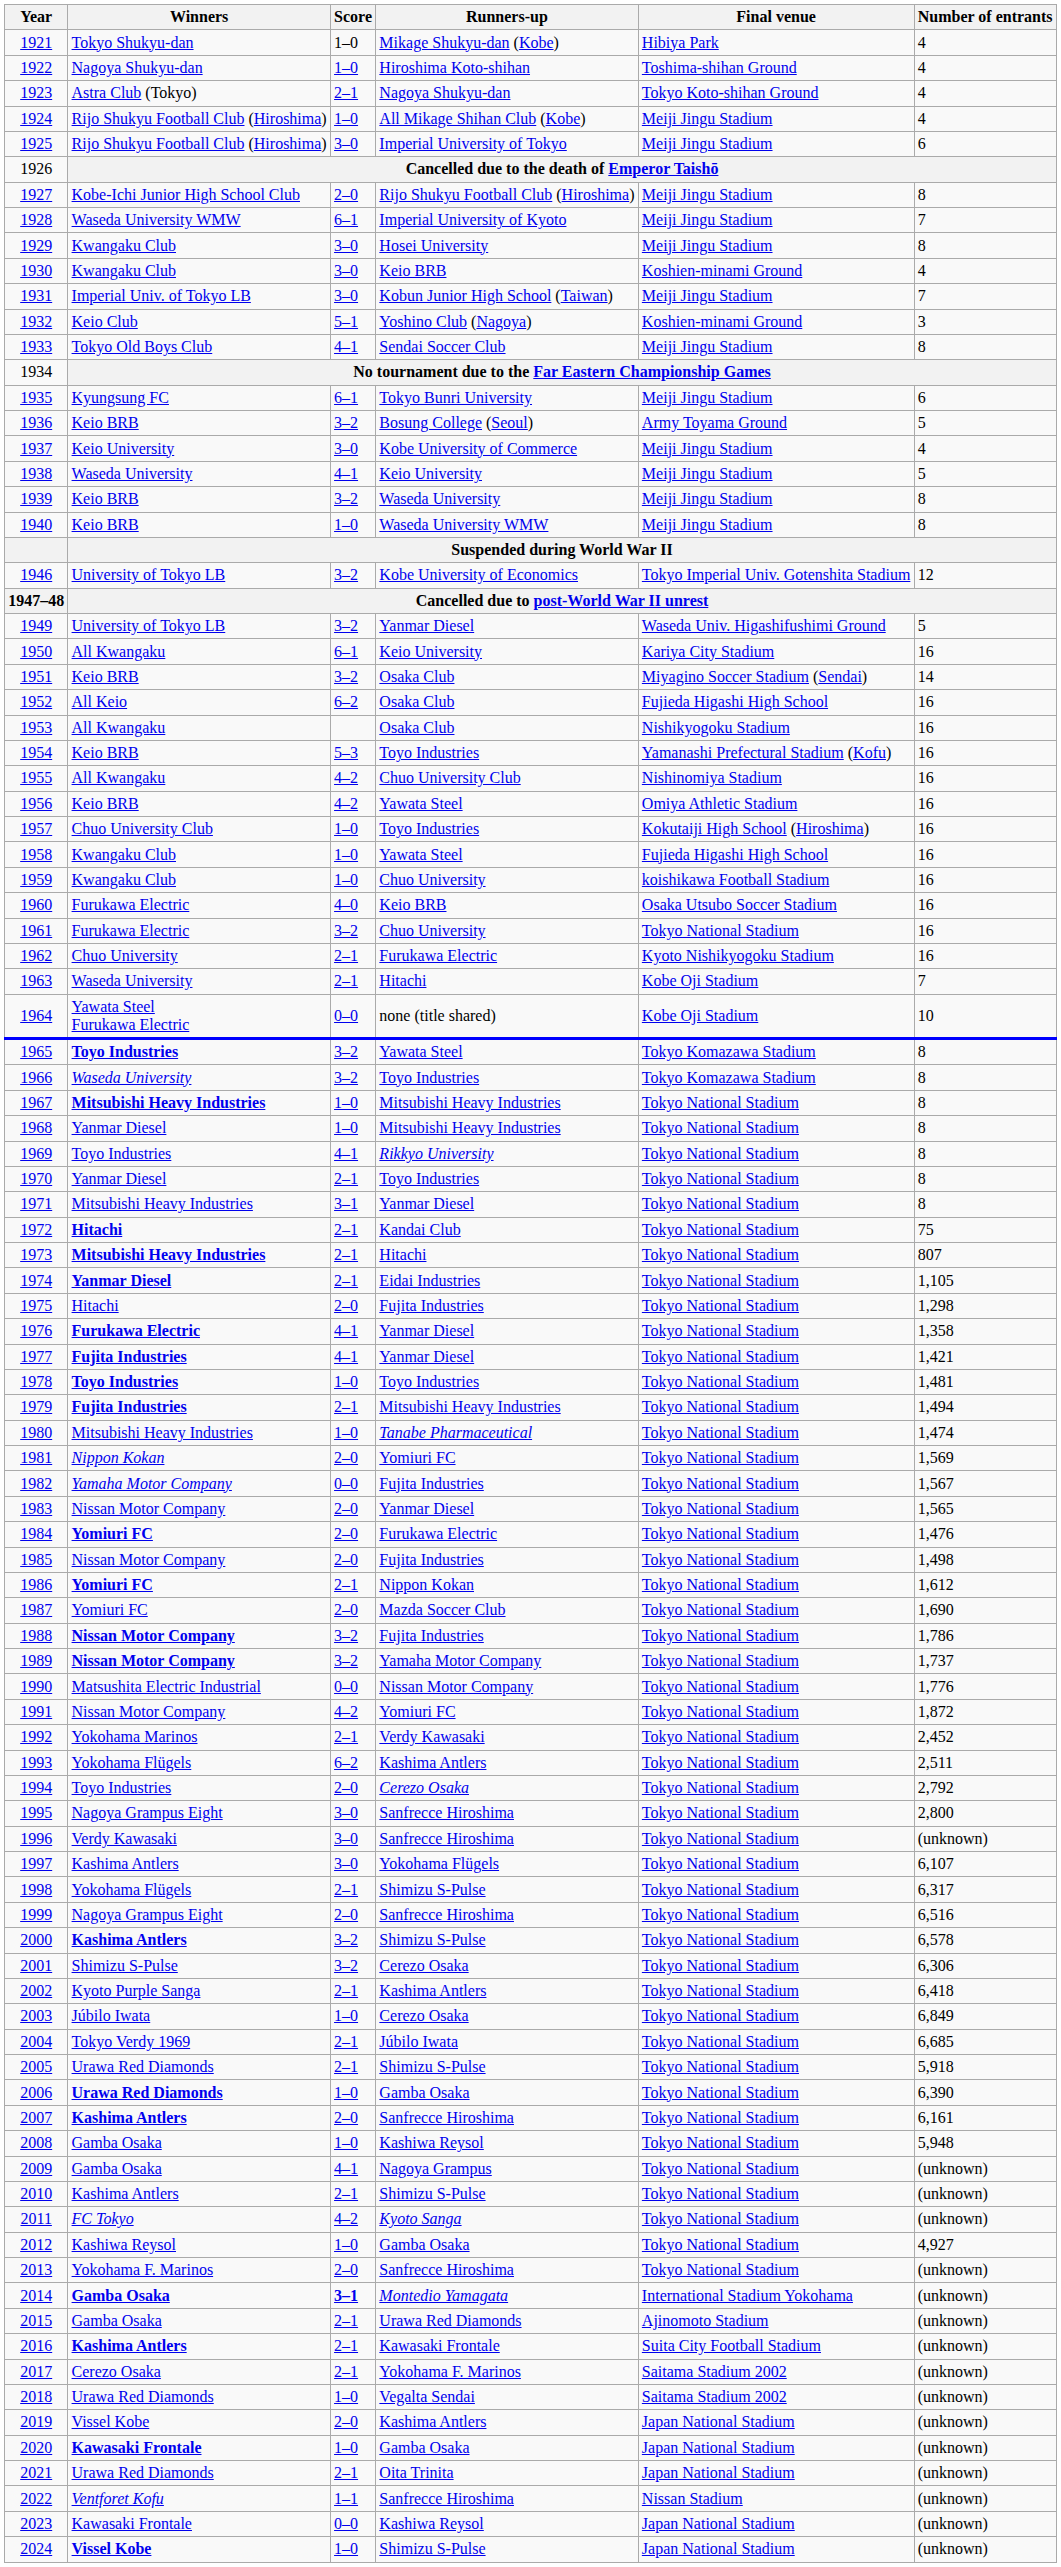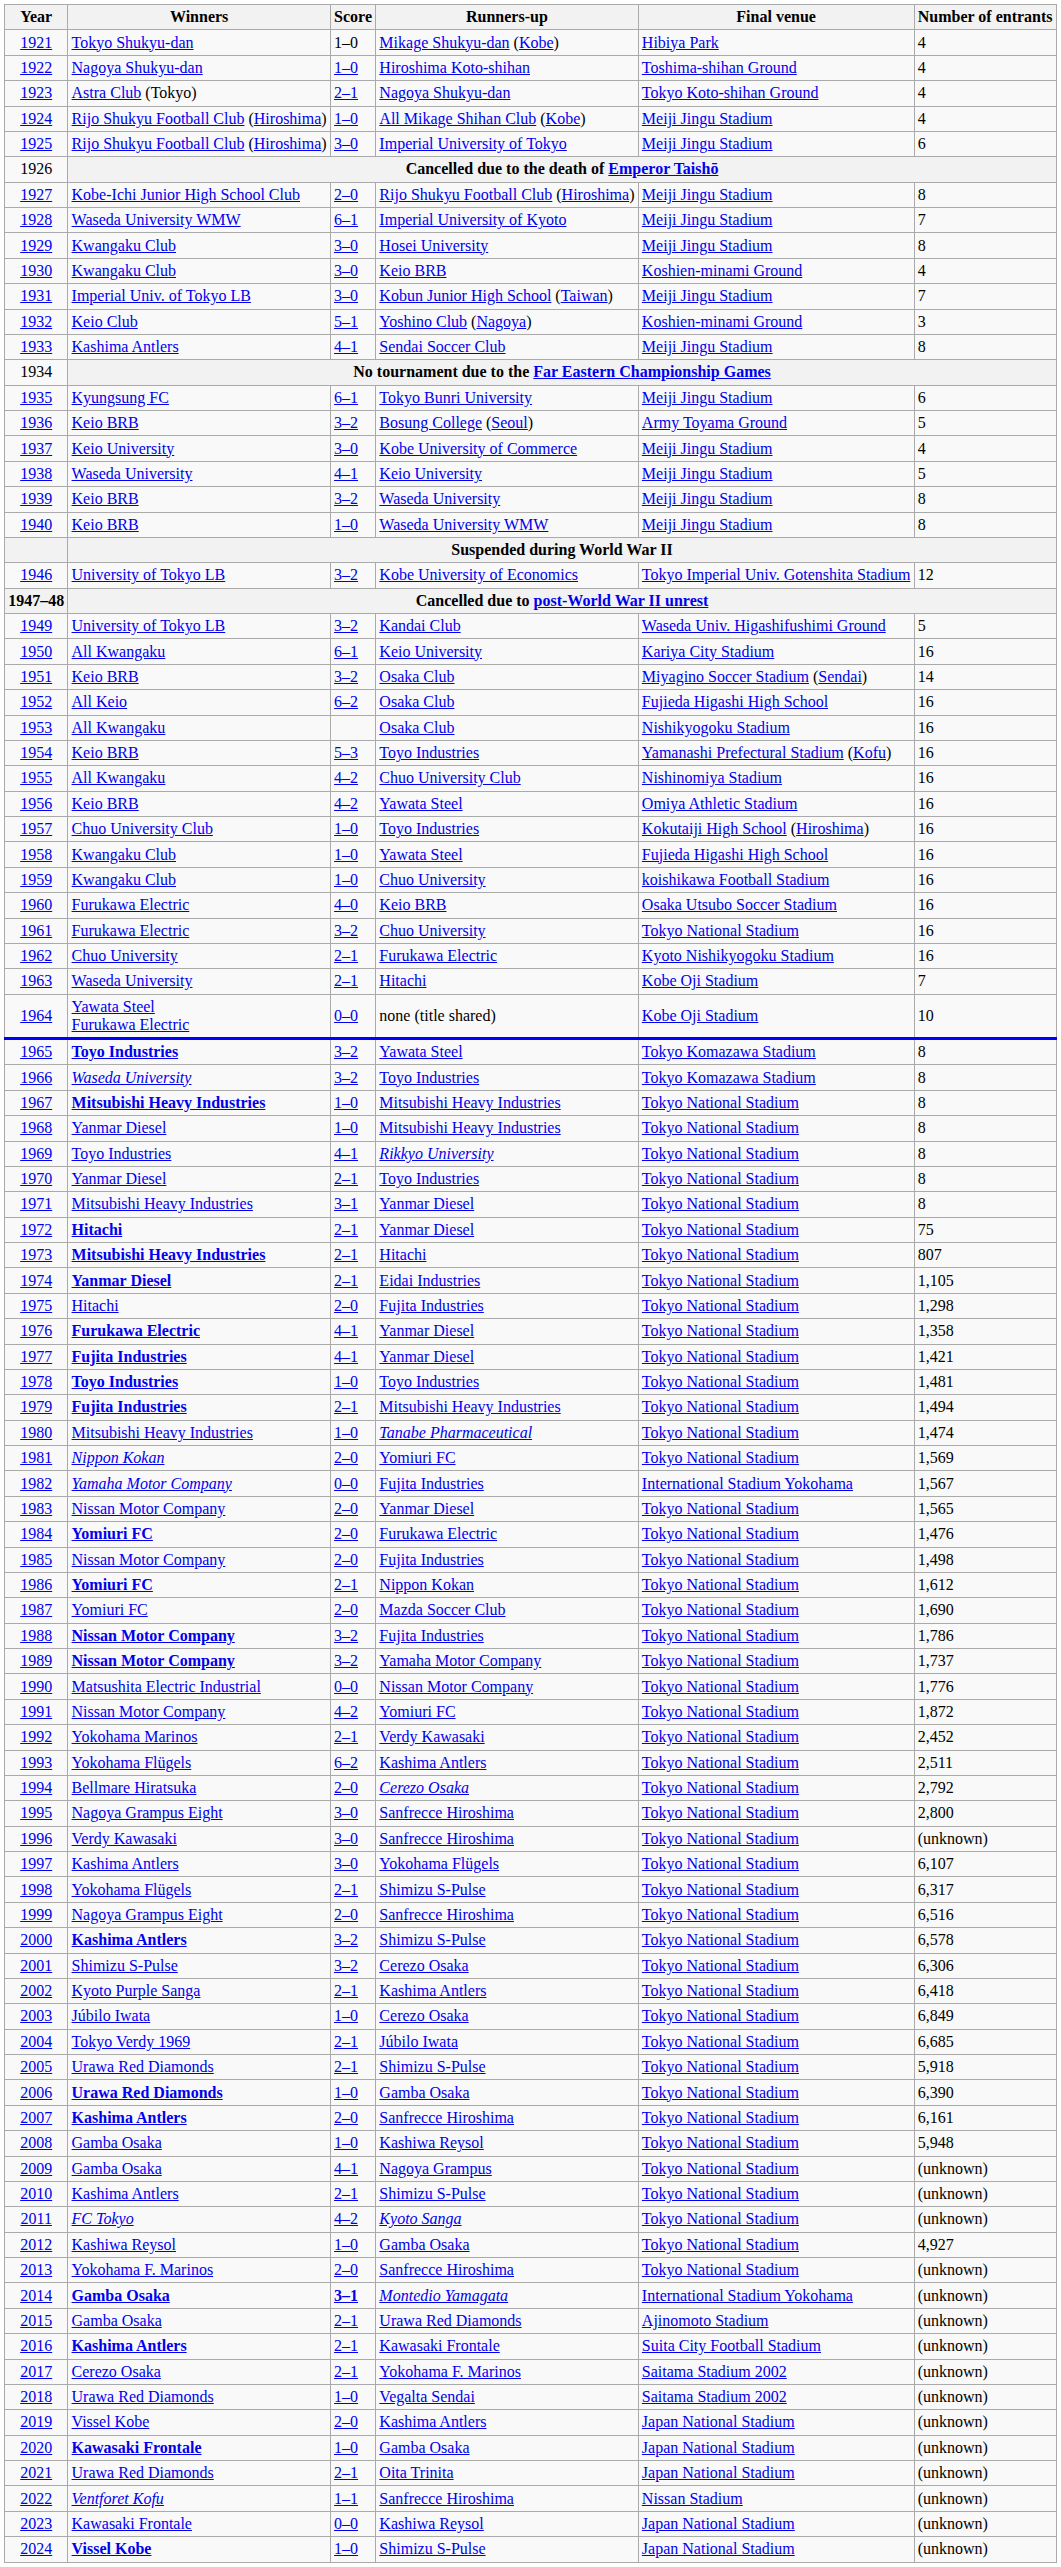(142, 347) Tokyo Old Boys Club -> (125, 347) Kashima Antlers
(427, 626) Yanmar Diesel -> (420, 626) Kandai Club
(420, 1229) Kandai Club -> (427, 1229) Yanmar Diesel
(720, 1483) Tokyo National Stadium -> (747, 1483) International Stadium Yokohama
(121, 1788) Toyo Industries -> (134, 1788) Bellmare Hiratsuka
